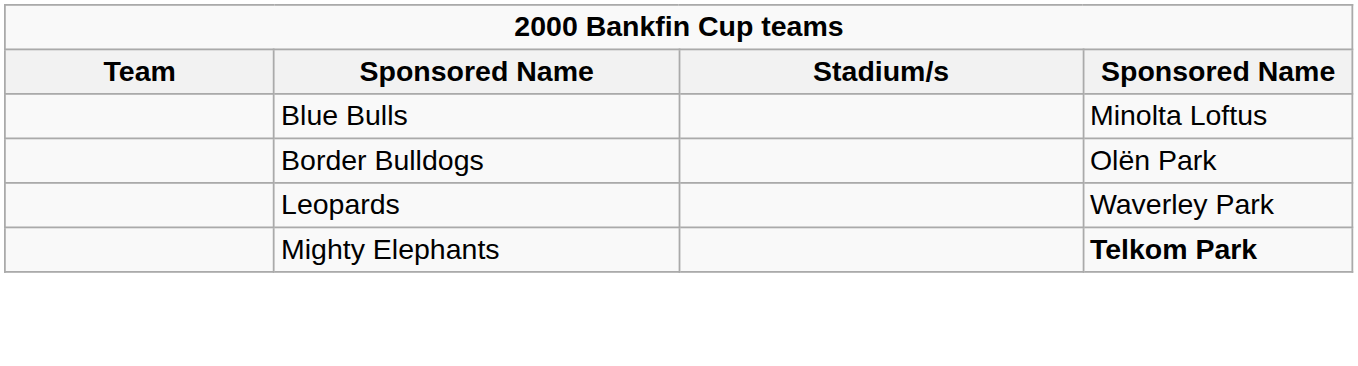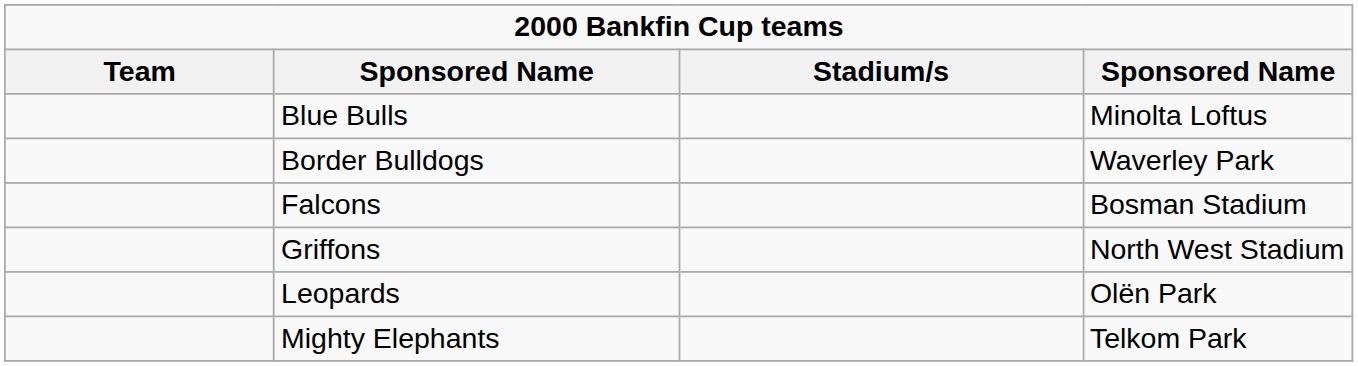(1153, 160) Olën Park -> (1182, 160) Waverley Park
+ row: (331, 204)
+ row: (331, 249)
(1182, 204) Waverley Park -> (1153, 293) Olën Park
(1174, 249) bold -> (1168, 338) normal
